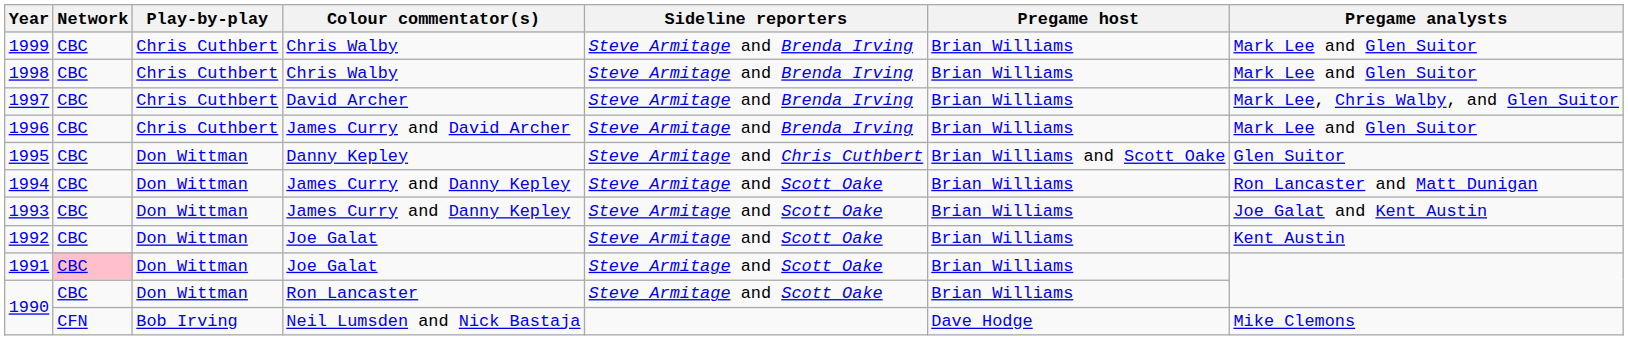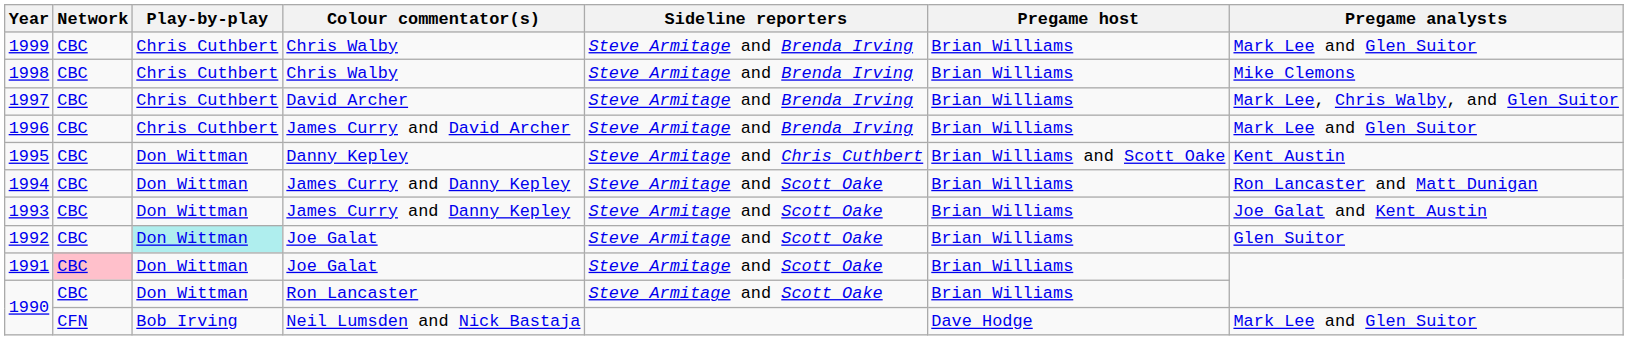(1355, 74) Mark Lee and Glen Suitor -> (1294, 74) Mike Clemons
(1289, 156) Glen Suitor -> (1289, 156) Kent Austin
(192, 239) no background -> (192, 239) paleturquoise background
(1289, 239) Kent Austin -> (1289, 239) Glen Suitor
(1294, 321) Mike Clemons -> (1355, 321) Mark Lee and Glen Suitor
